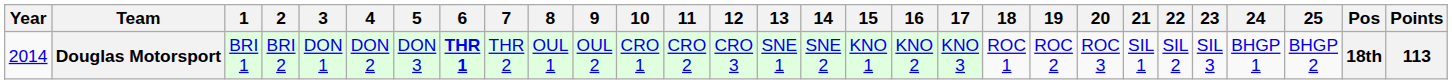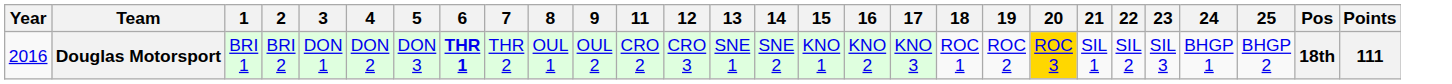- column: (640, 18)
(28, 55) 2014 -> (28, 55) 2016
(1100, 55) no background -> (1054, 55) gold background
(1417, 55) 113 -> (1370, 55) 111
